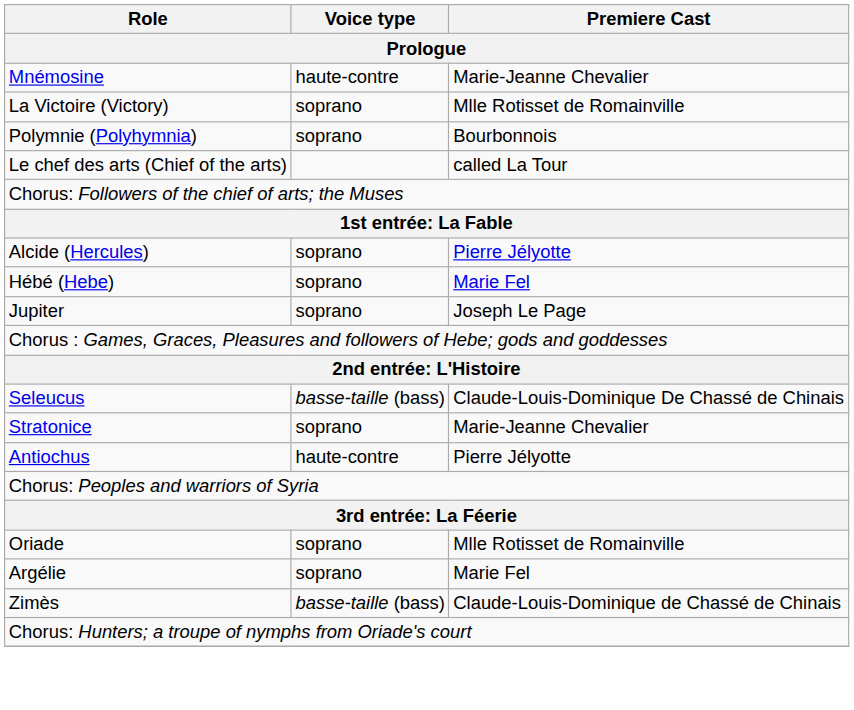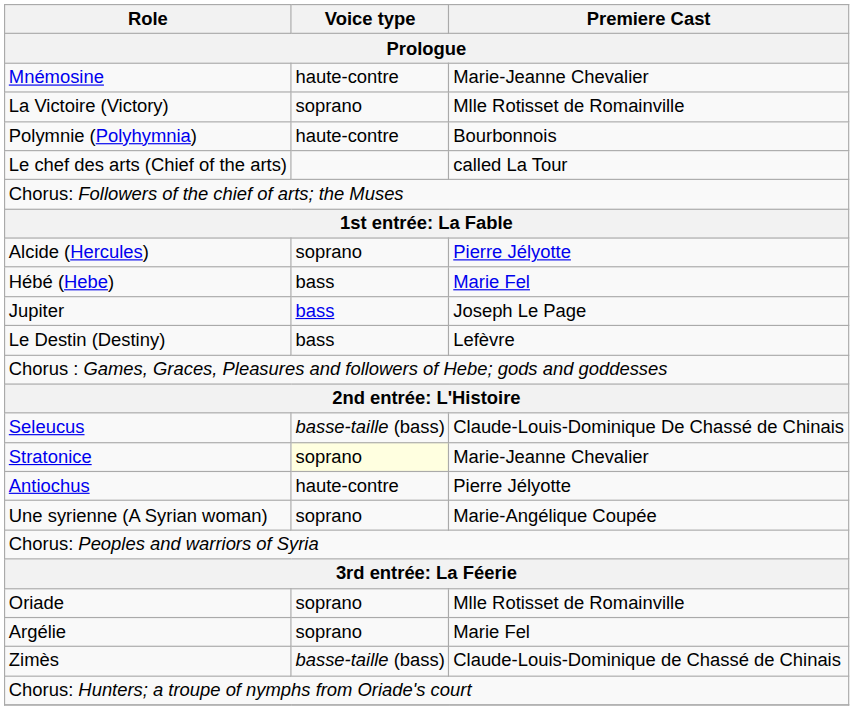(329, 135) soprano -> (347, 135) haute-contre
(329, 281) soprano -> (315, 281) bass
(329, 310) soprano -> (315, 310) bass
+ row: (87, 340)
(329, 427) no background -> (329, 456) lightyellow background
+ row: (138, 515)
